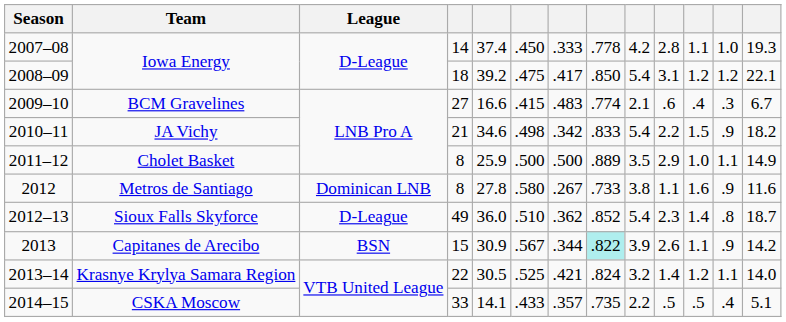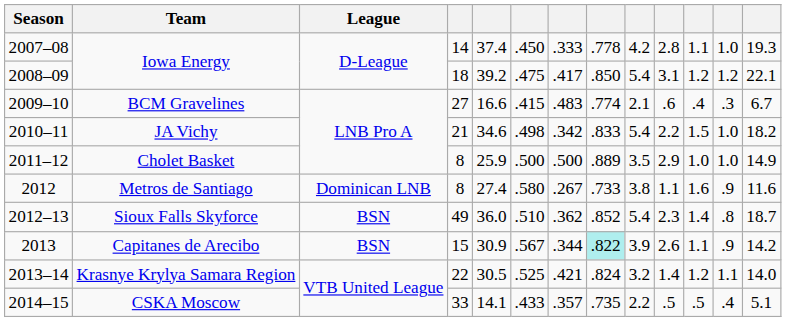(728, 132) .9 -> (728, 132) 1.0
(728, 160) 1.1 -> (728, 160) 1.0
(492, 188) 27.8 -> (492, 188) 27.4
(373, 217) D-League -> (373, 217) BSN
